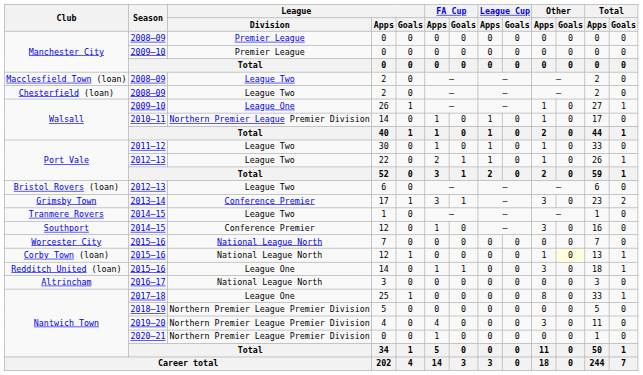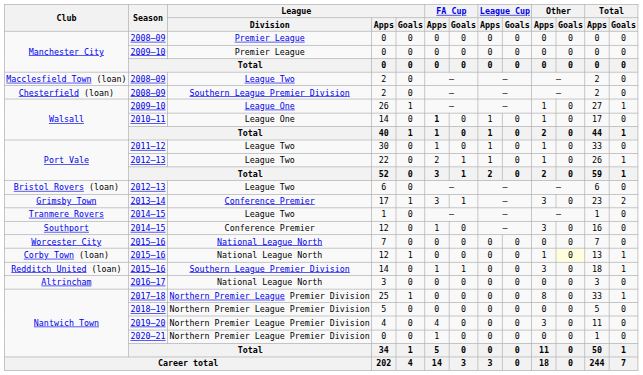(270, 92) League Two -> (270, 92) Southern League Premier Division
(270, 120) Northern Premier League Premier Division -> (270, 120) League One
(437, 120) normal -> (437, 120) bold
(270, 269) League One -> (270, 269) Southern League Premier Division
(270, 296) League One -> (270, 296) Northern Premier League Premier Division
